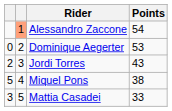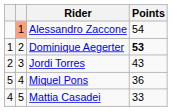(10, 46) 0 -> (10, 46) 1
(138, 46) normal -> (138, 46) bold
(138, 80) 38 -> (138, 80) 36
(10, 97) 3 -> (10, 97) 4
